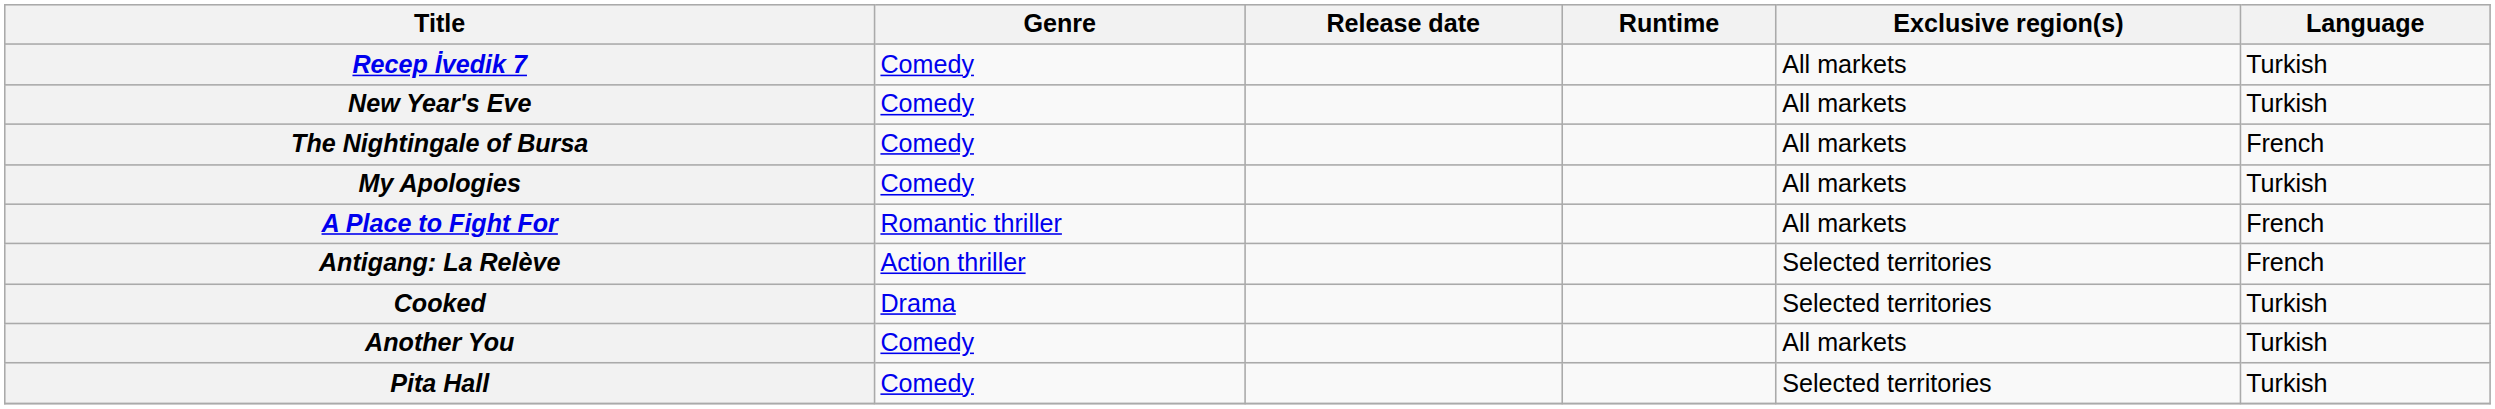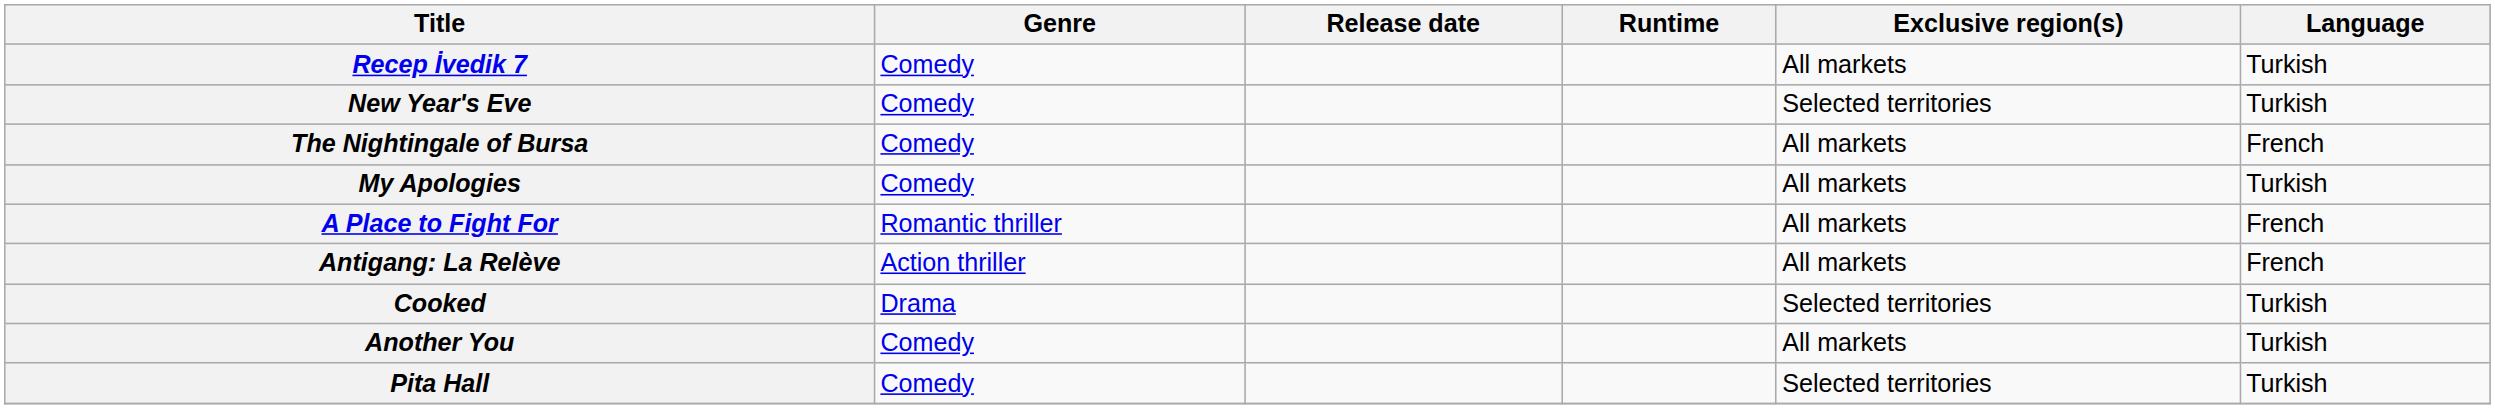(1844, 104) All markets -> (1887, 104) Selected territories
(1887, 263) Selected territories -> (1844, 263) All markets
